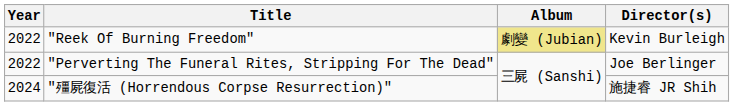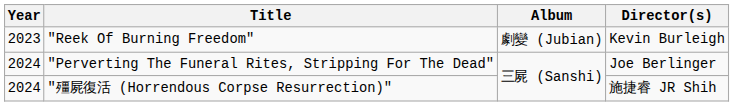(24, 40) 2022 -> (24, 40) 2023
(552, 40) khaki background -> (552, 40) no background
(24, 64) 2022 -> (24, 64) 2024
